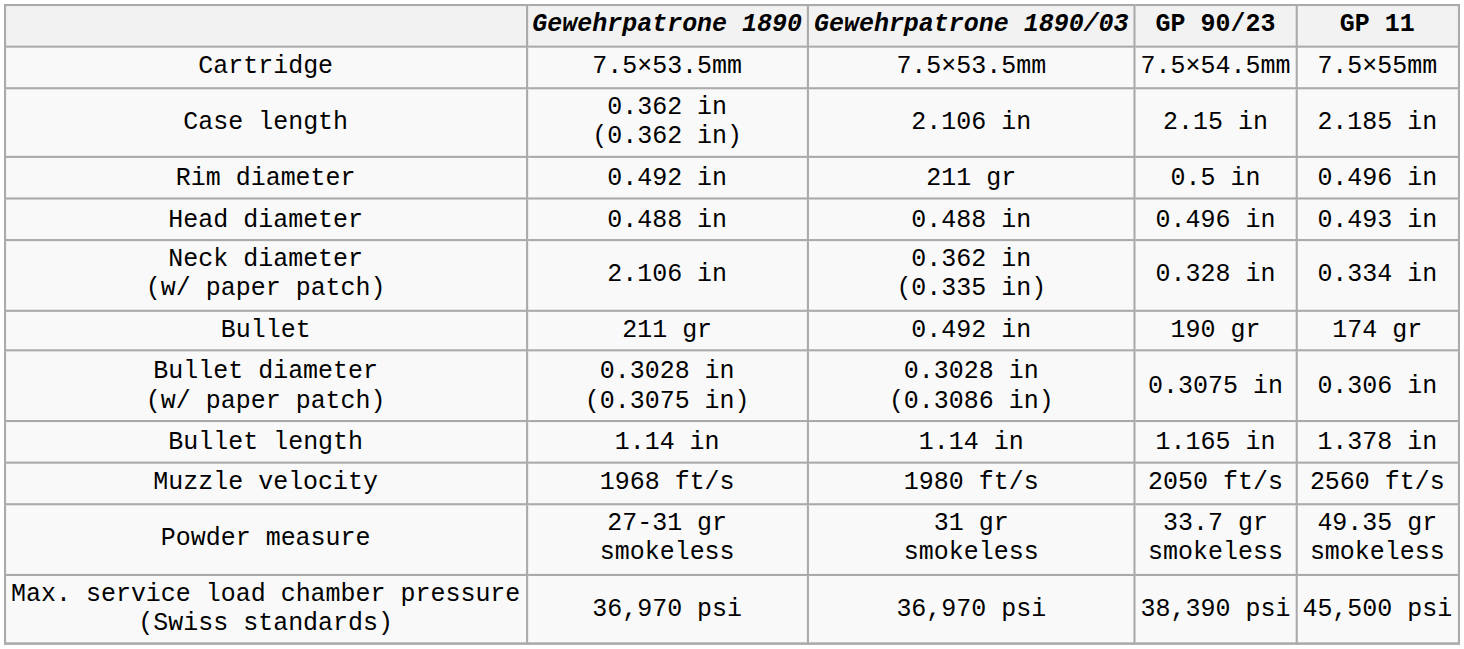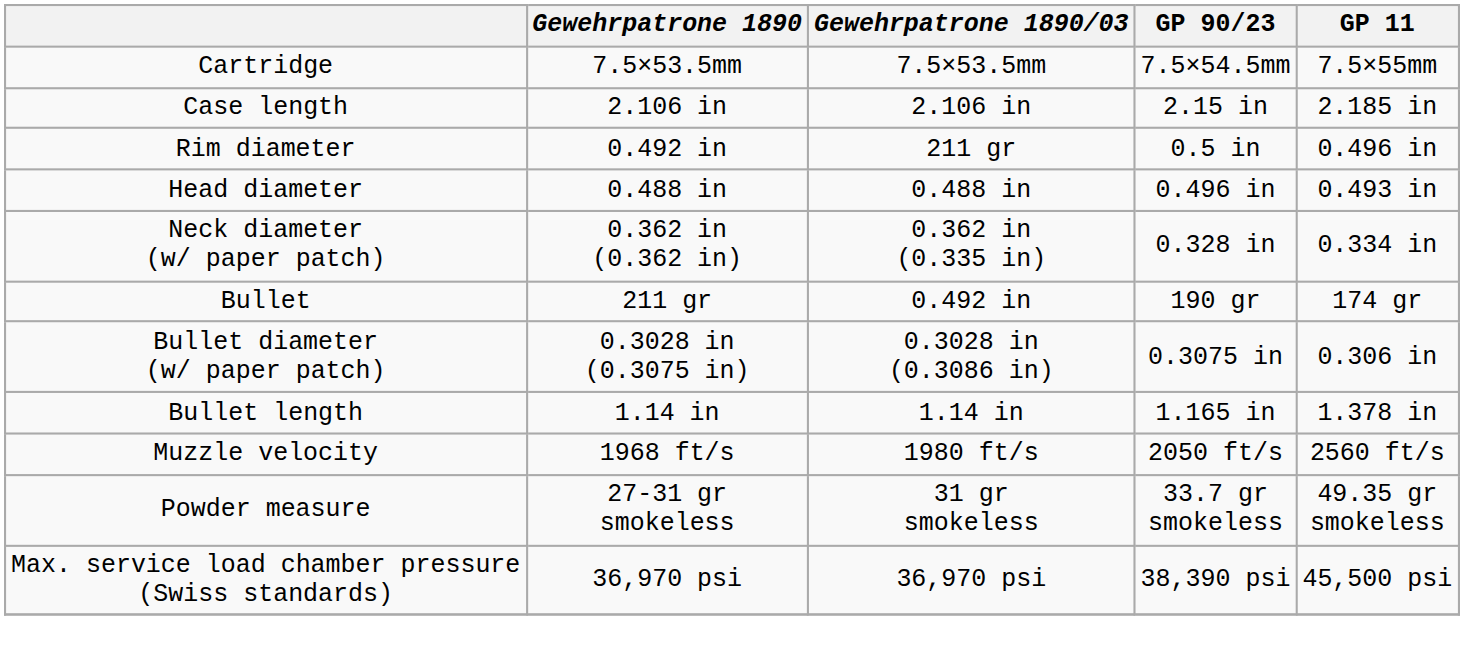(667, 122) 0.362 in (0.362 in) -> (667, 108) 2.106 in
(667, 275) 2.106 in -> (667, 246) 0.362 in (0.362 in)
